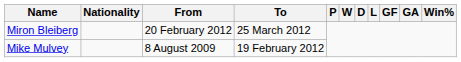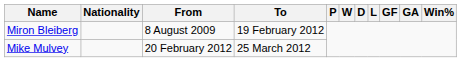(188, 30) 20 February 2012 -> (180, 30) 8 August 2009
(274, 30) 25 March 2012 -> (281, 30) 19 February 2012
(180, 48) 8 August 2009 -> (188, 48) 20 February 2012
(281, 48) 19 February 2012 -> (274, 48) 25 March 2012
